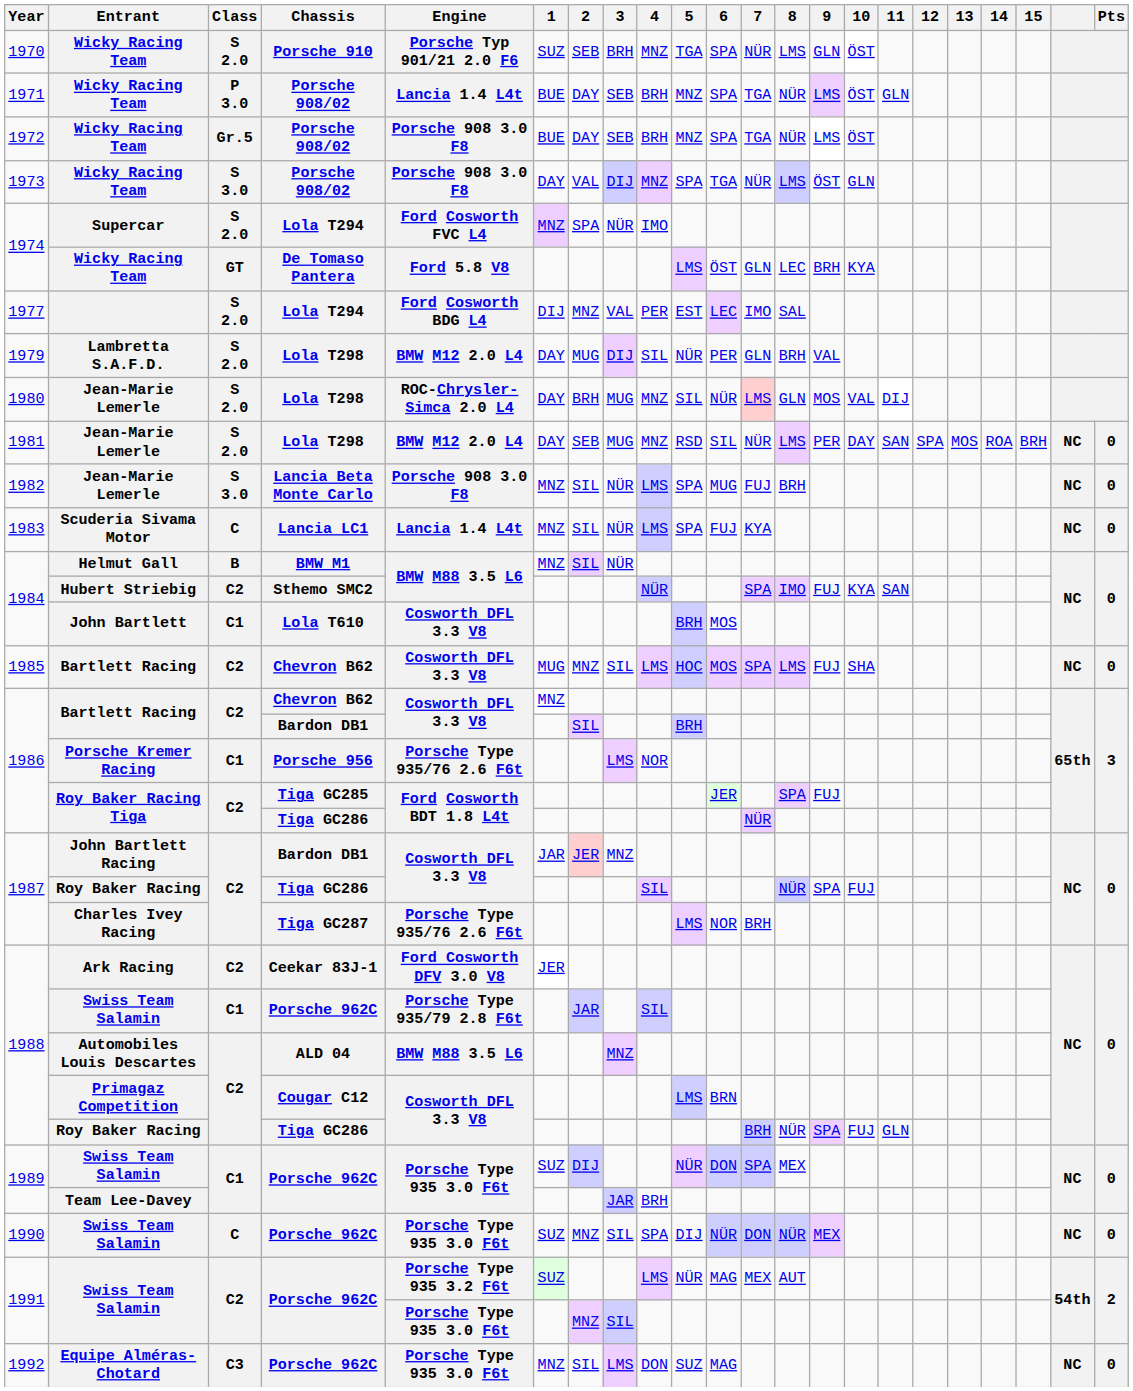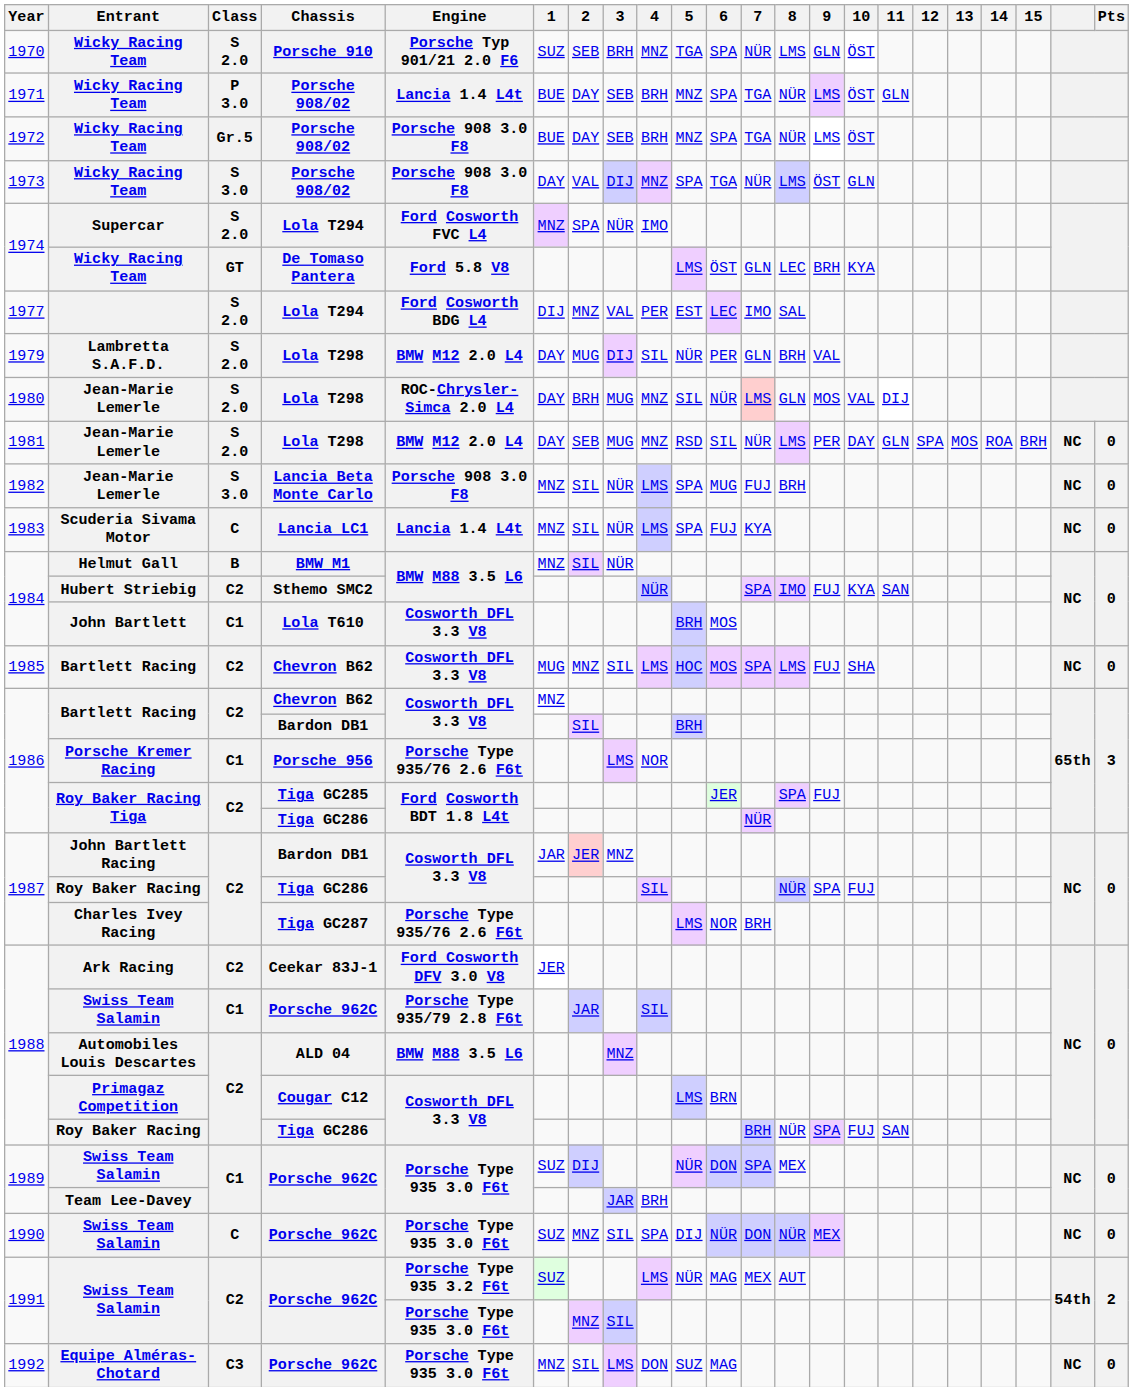(896, 442) SAN -> (896, 442) GLN
(896, 1132) GLN -> (896, 1132) SAN
